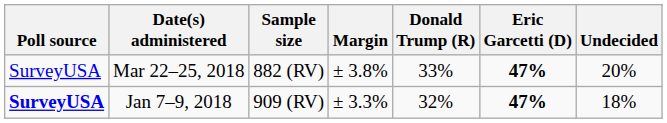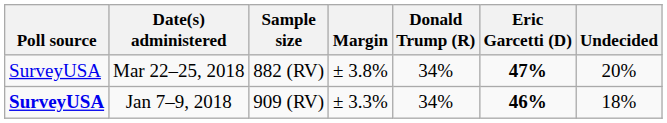(436, 70) 33% -> (436, 70) 34%
(436, 102) 32% -> (436, 102) 34%
(528, 102) 47% -> (528, 102) 46%
